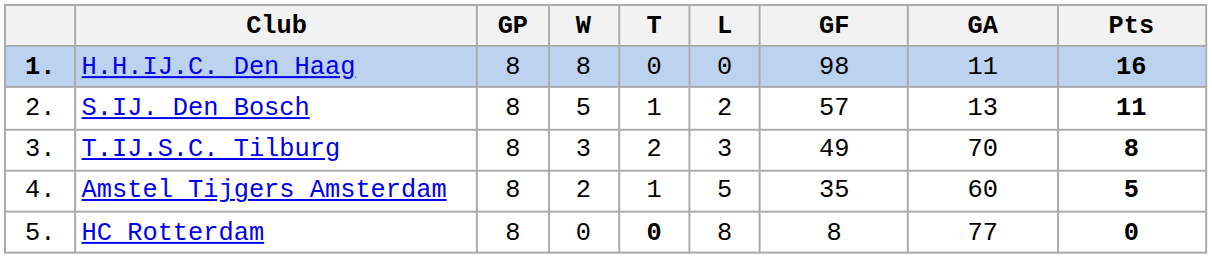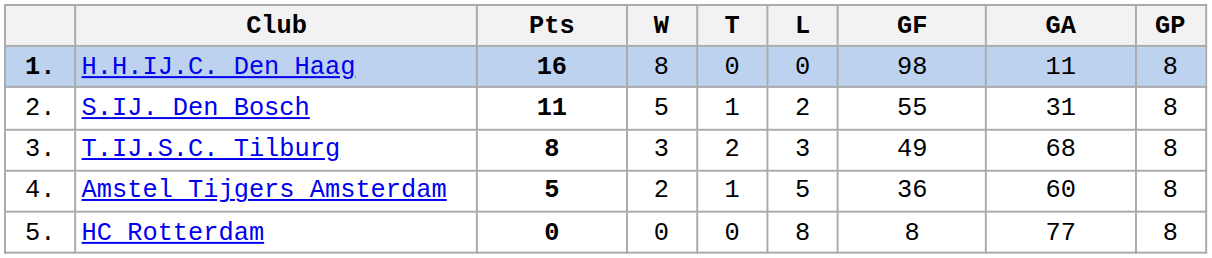columns swapped: (513, 26) <-> (1131, 26)
(834, 108) 57 -> (912, 108) 55
(983, 108) 13 -> (1061, 108) 31
(983, 150) 70 -> (1061, 150) 68
(834, 191) 35 -> (912, 191) 36
(654, 232) bold -> (732, 232) normal
